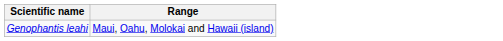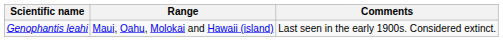+ column: (387, 12)
